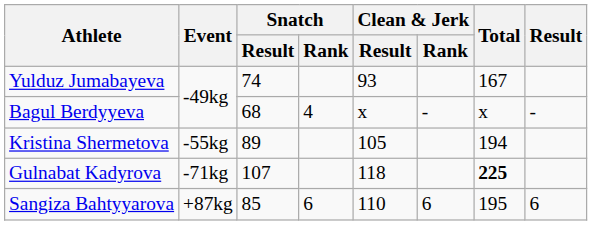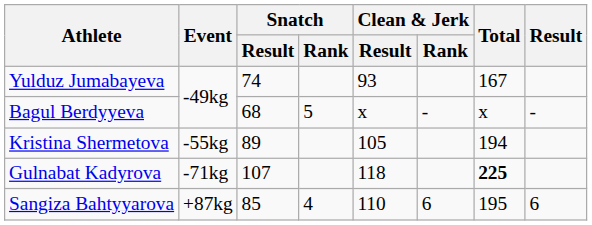(308, 111) 4 -> (308, 111) 5
(308, 204) 6 -> (308, 204) 4
